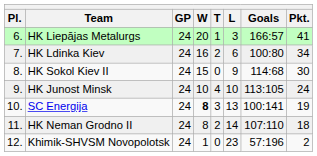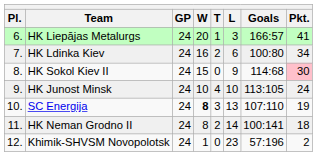(303, 71) no background -> (303, 71) pink background
(264, 107) 100:141 -> (264, 107) 107:110
(264, 125) 107:110 -> (264, 125) 100:141
